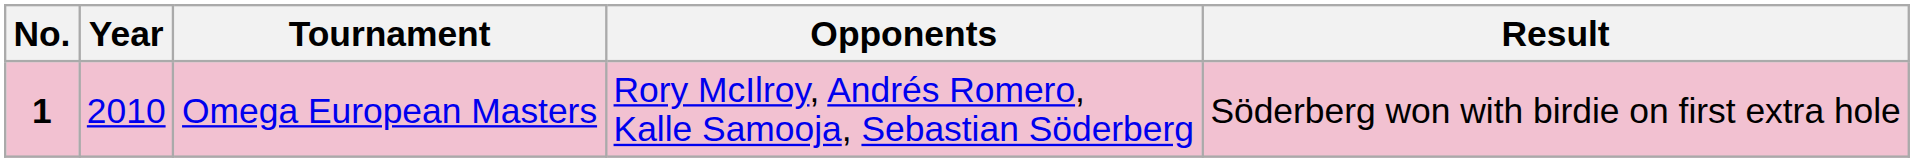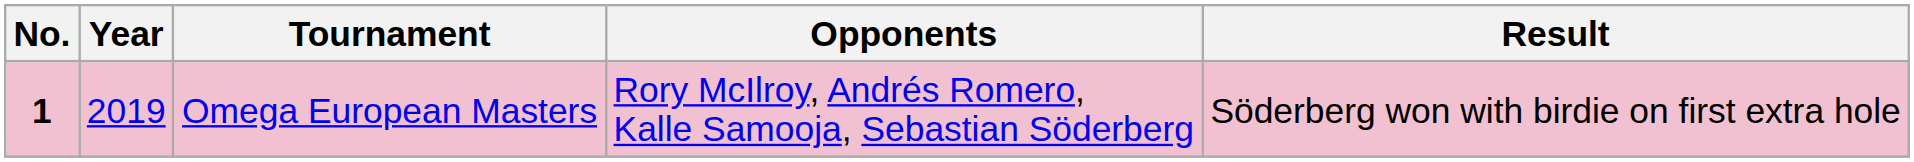(126, 109) 2010 -> (126, 109) 2019
